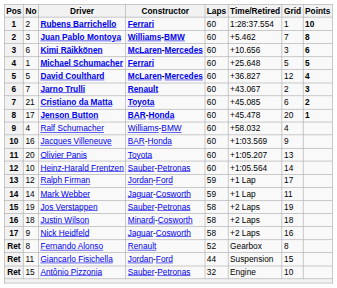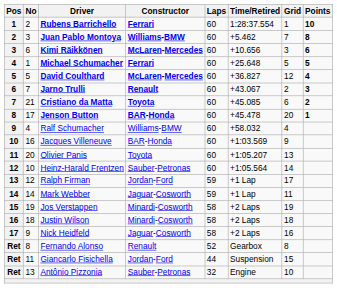(159, 207) Sauber-Petronas -> (160, 207) Minardi-Cosworth
(30, 272) 15 -> (30, 272) 13
